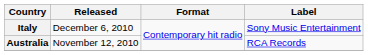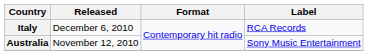(304, 27) Sony Music Entertainment -> (276, 27) RCA Records
(276, 43) RCA Records -> (304, 43) Sony Music Entertainment
